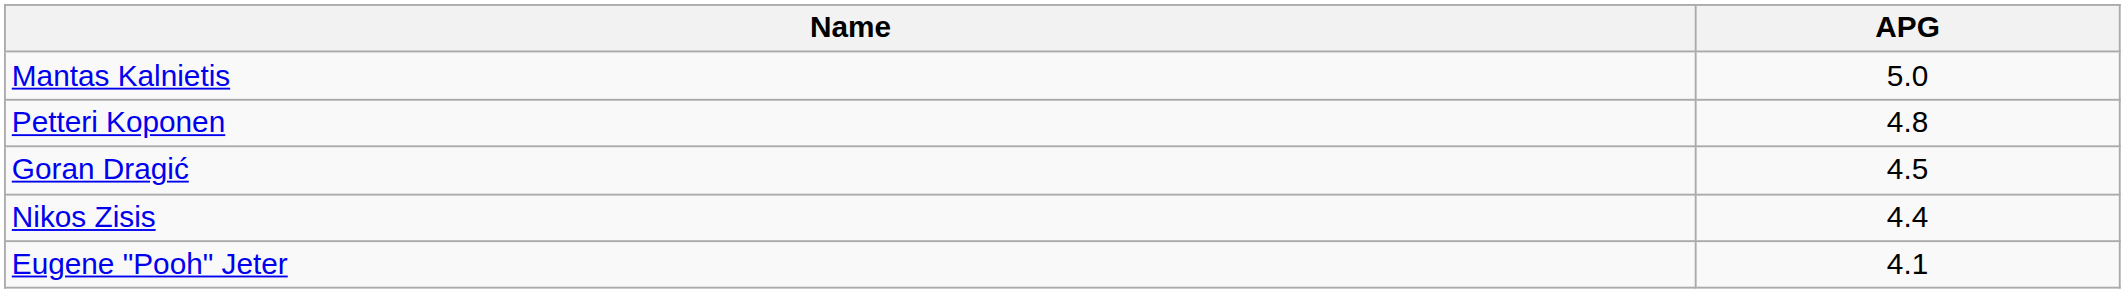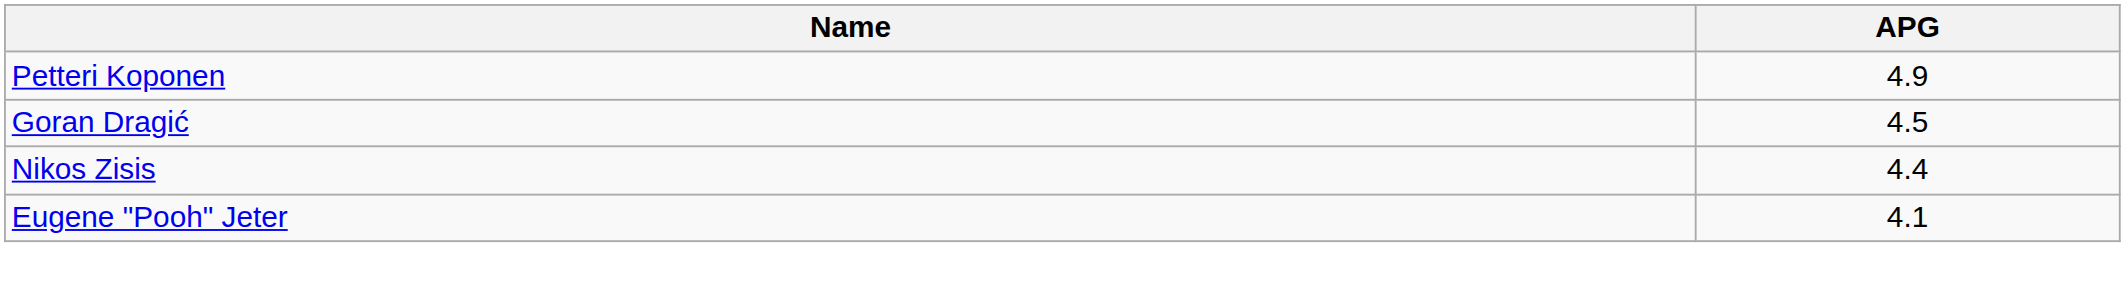- row: (121, 75)
(1908, 122) 4.8 -> (1908, 75) 4.9
